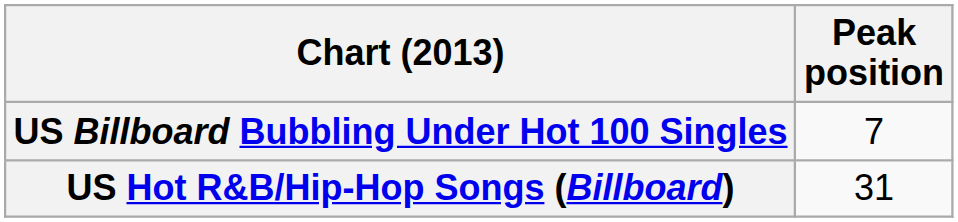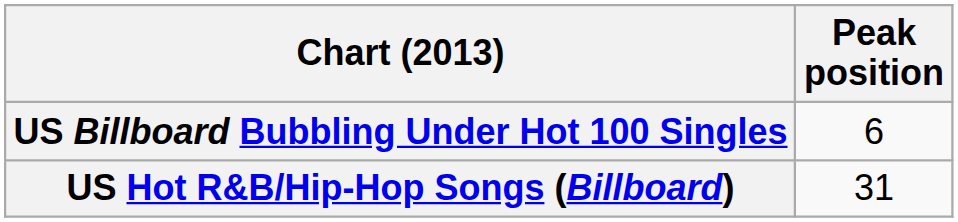(874, 130) 7 -> (874, 130) 6
